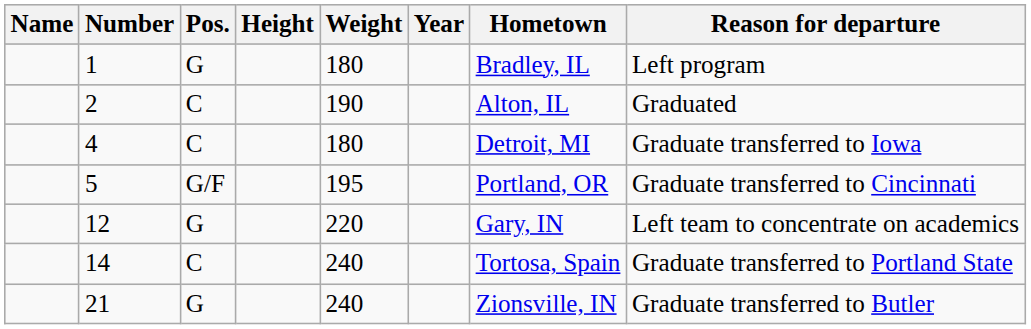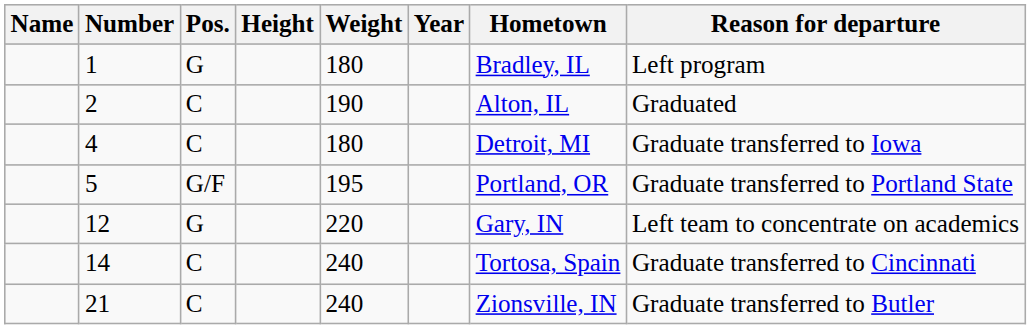(804, 183) Graduate transferred to Cincinnati -> (822, 183) Graduate transferred to Portland State
(822, 263) Graduate transferred to Portland State -> (804, 263) Graduate transferred to Cincinnati
(195, 303) G -> (194, 303) C
